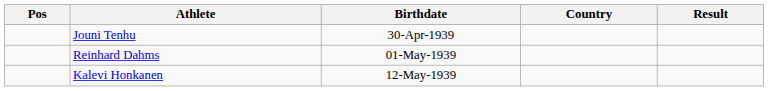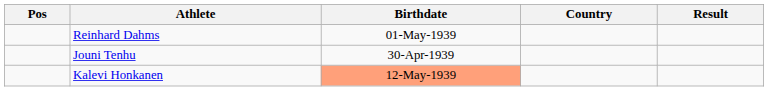rows swapped: (104, 34) <-> (116, 55)
(421, 75) no background -> (421, 75) lightsalmon background
